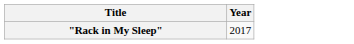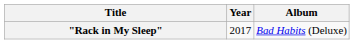+ column: (302, 13)
